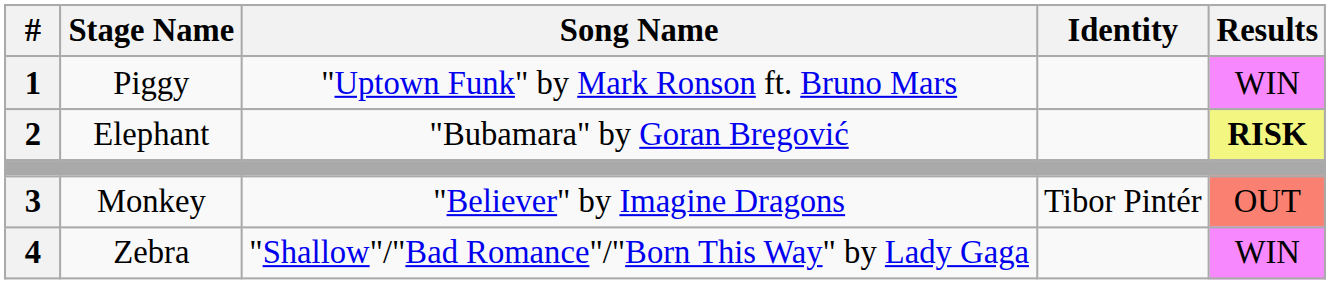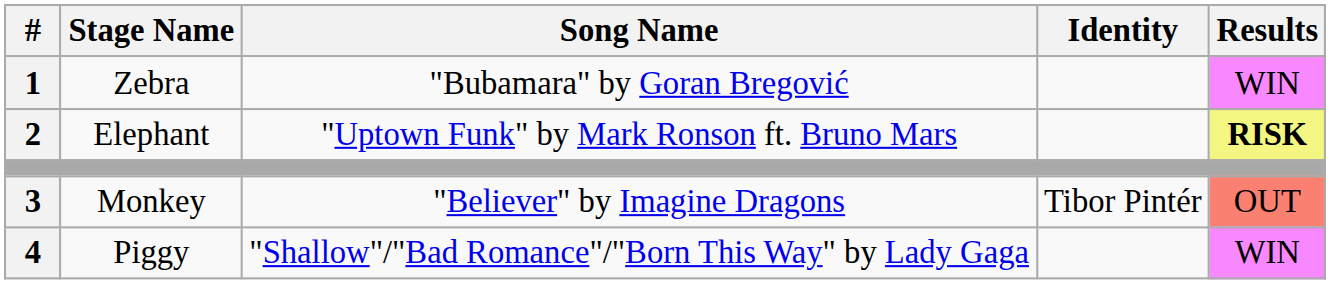(151, 82) Piggy -> (151, 82) Zebra
(639, 82) "Uptown Funk" by Mark Ronson ft. Bruno Mars -> (639, 82) "Bubamara" by Goran Bregović
(639, 133) "Bubamara" by Goran Bregović -> (639, 133) "Uptown Funk" by Mark Ronson ft. Bruno Mars
(151, 252) Zebra -> (151, 252) Piggy
